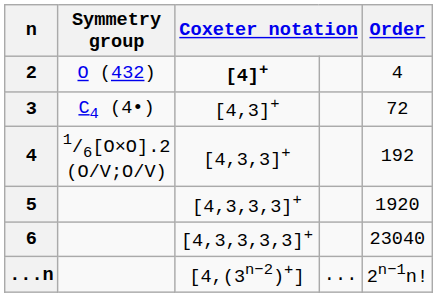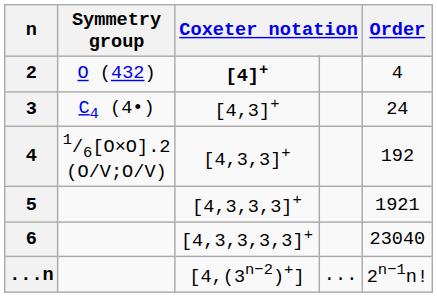(397, 109) 72 -> (397, 109) 24
(397, 204) 1920 -> (397, 204) 1921
